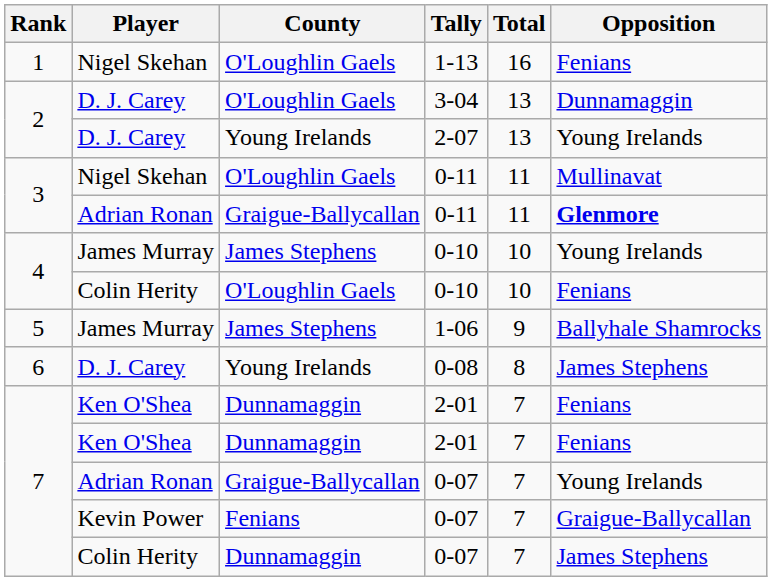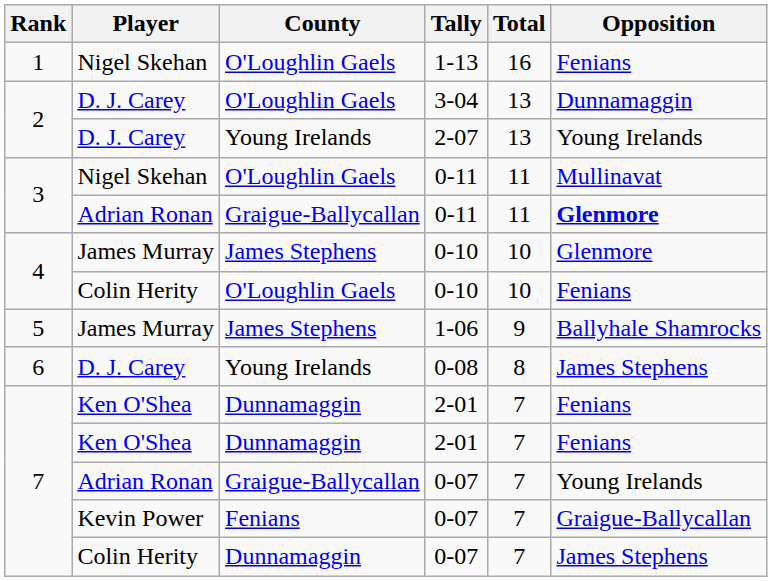(630, 251) Young Irelands -> (604, 251) Glenmore
